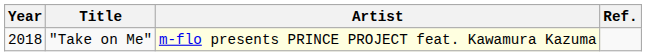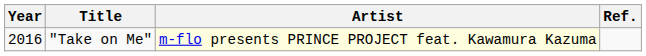(25, 40) 2018 -> (25, 40) 2016
